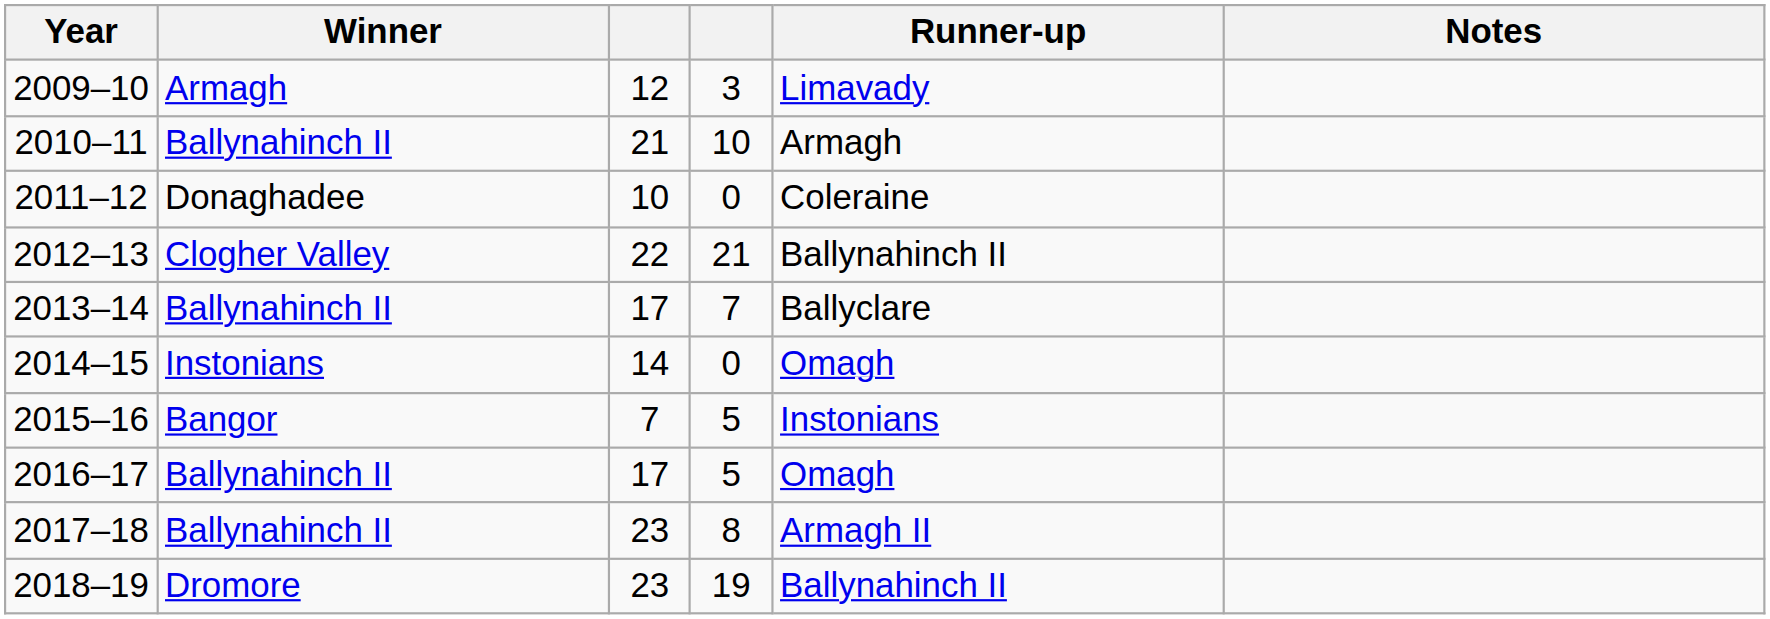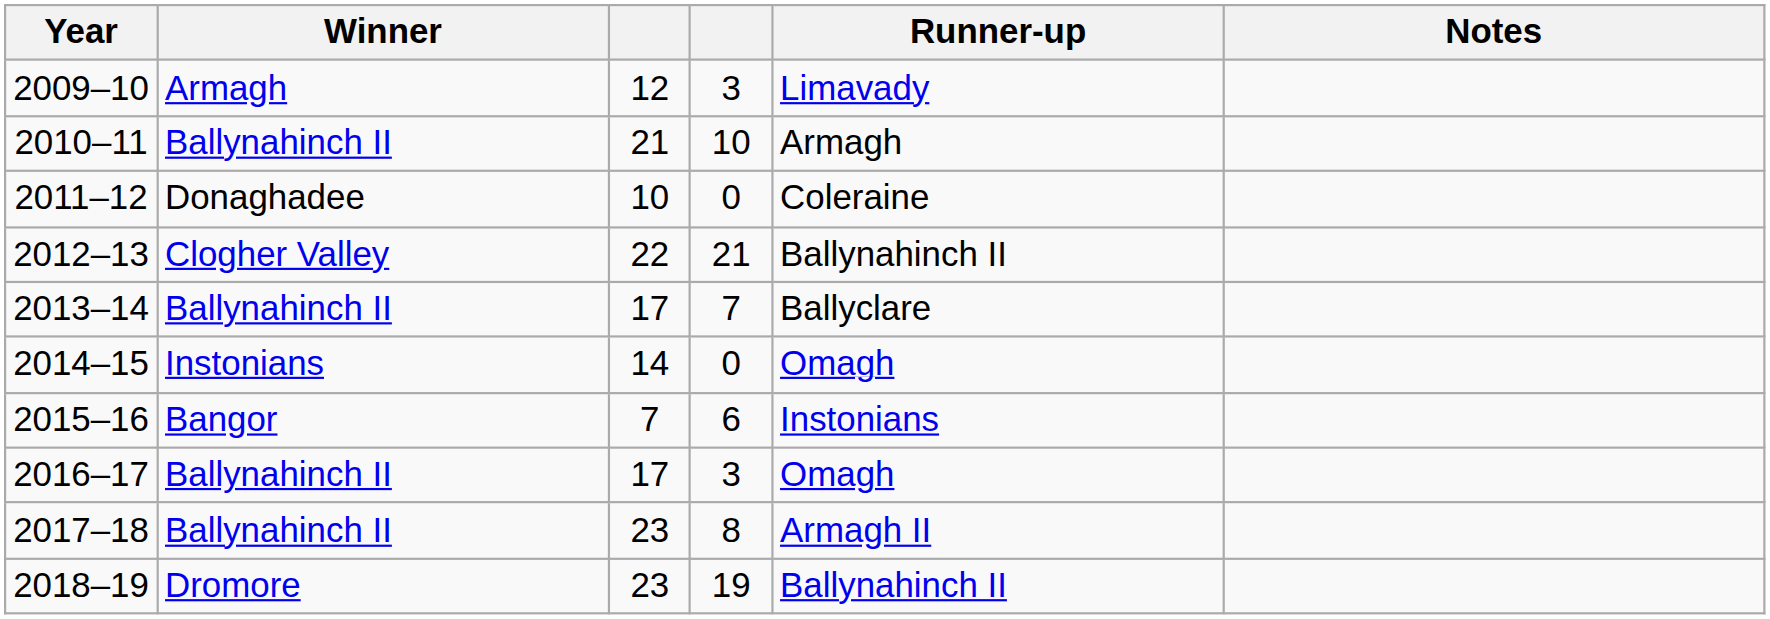(731, 419) 5 -> (731, 419) 6
(731, 474) 5 -> (731, 474) 3
